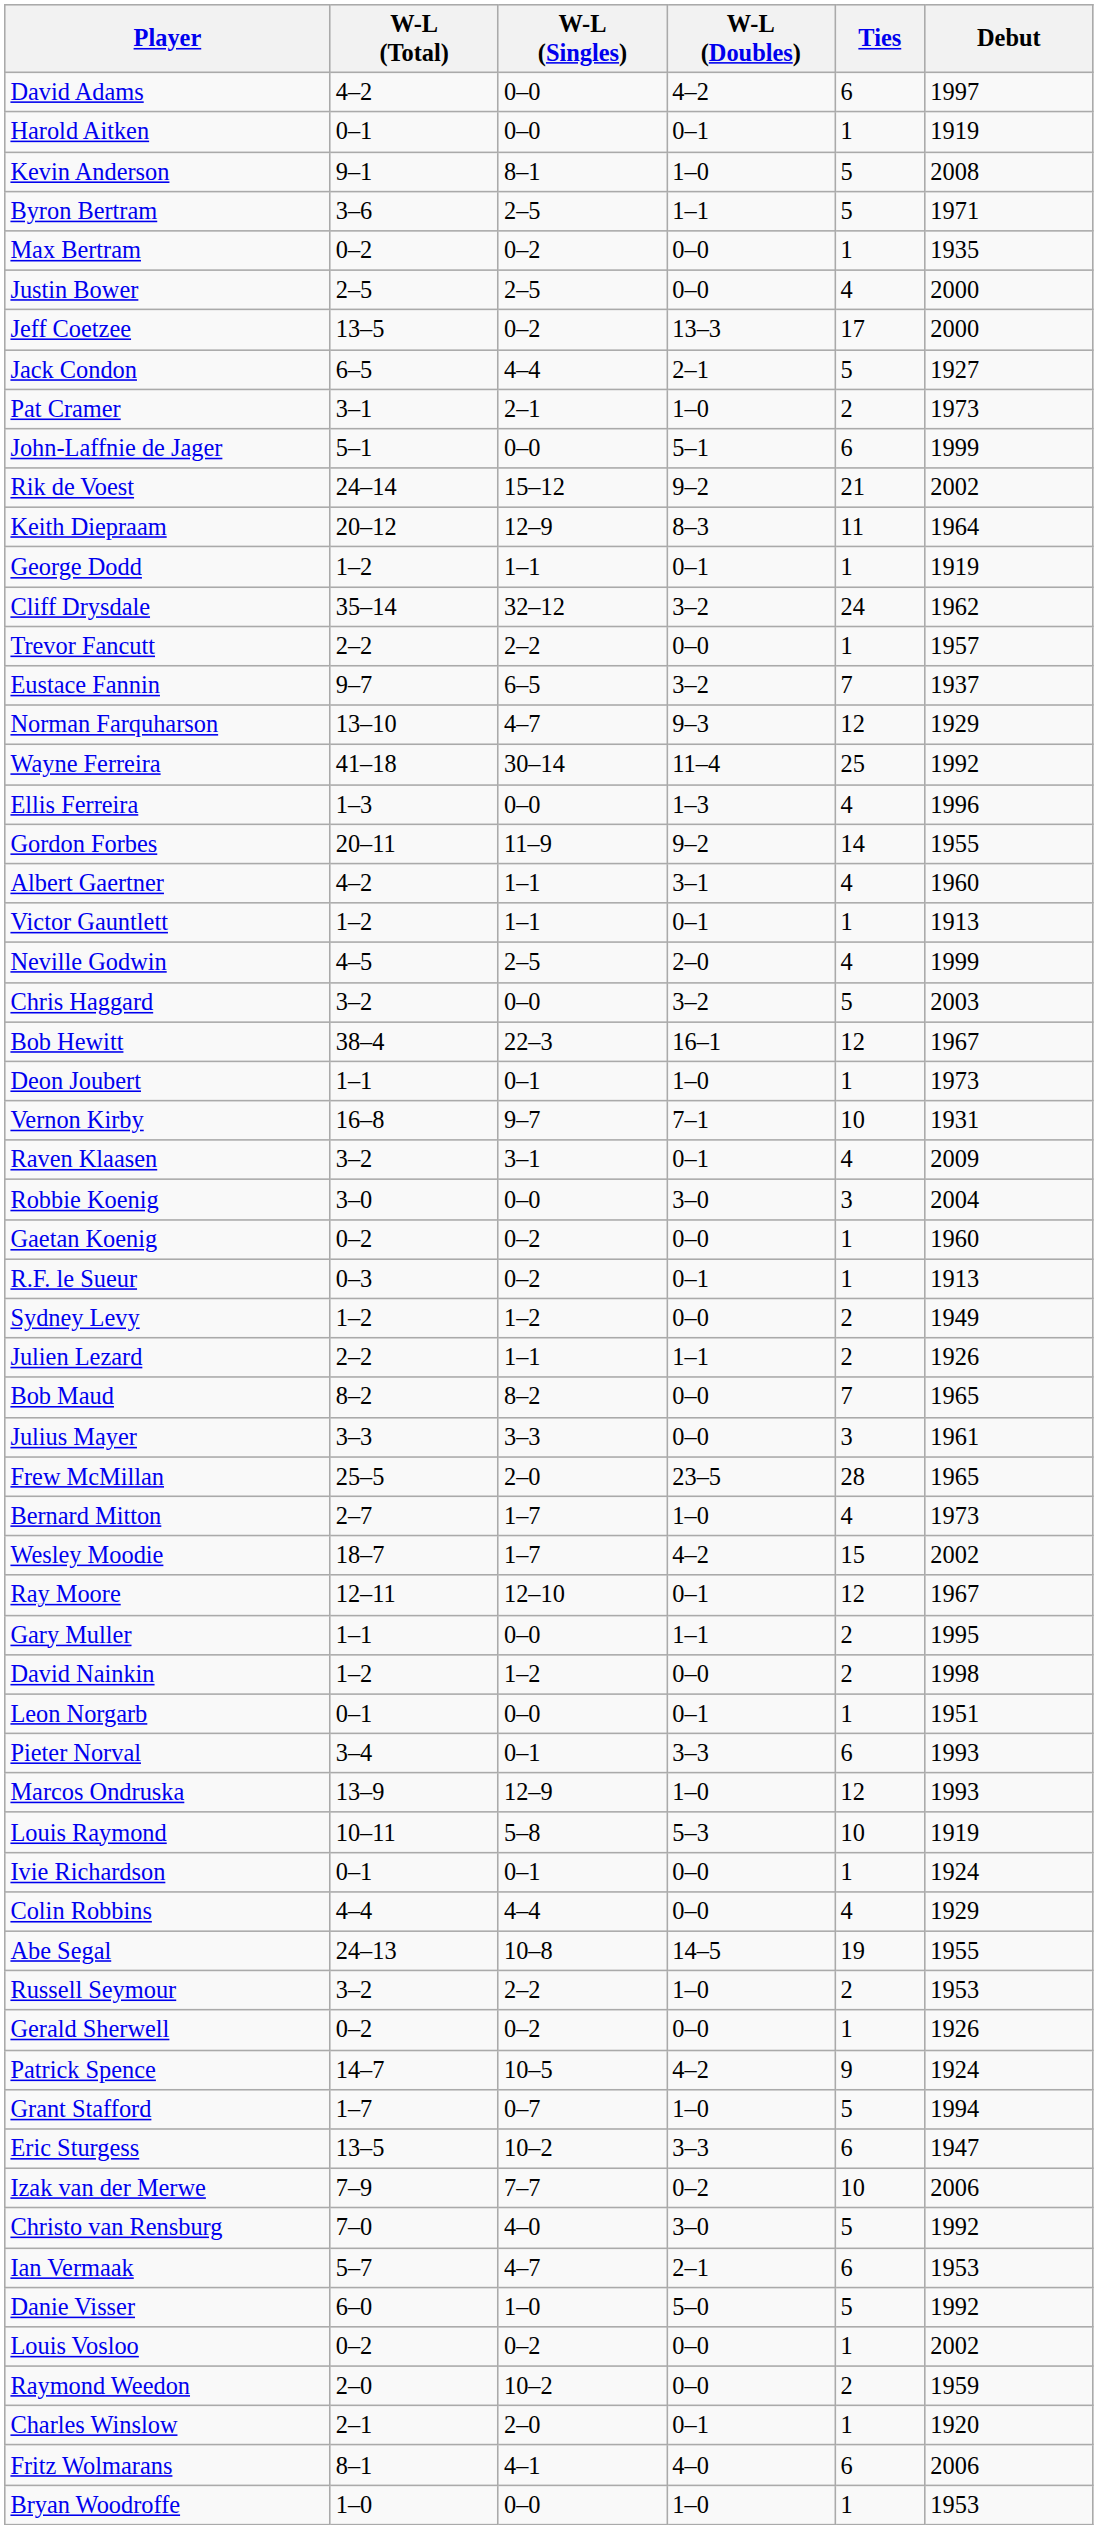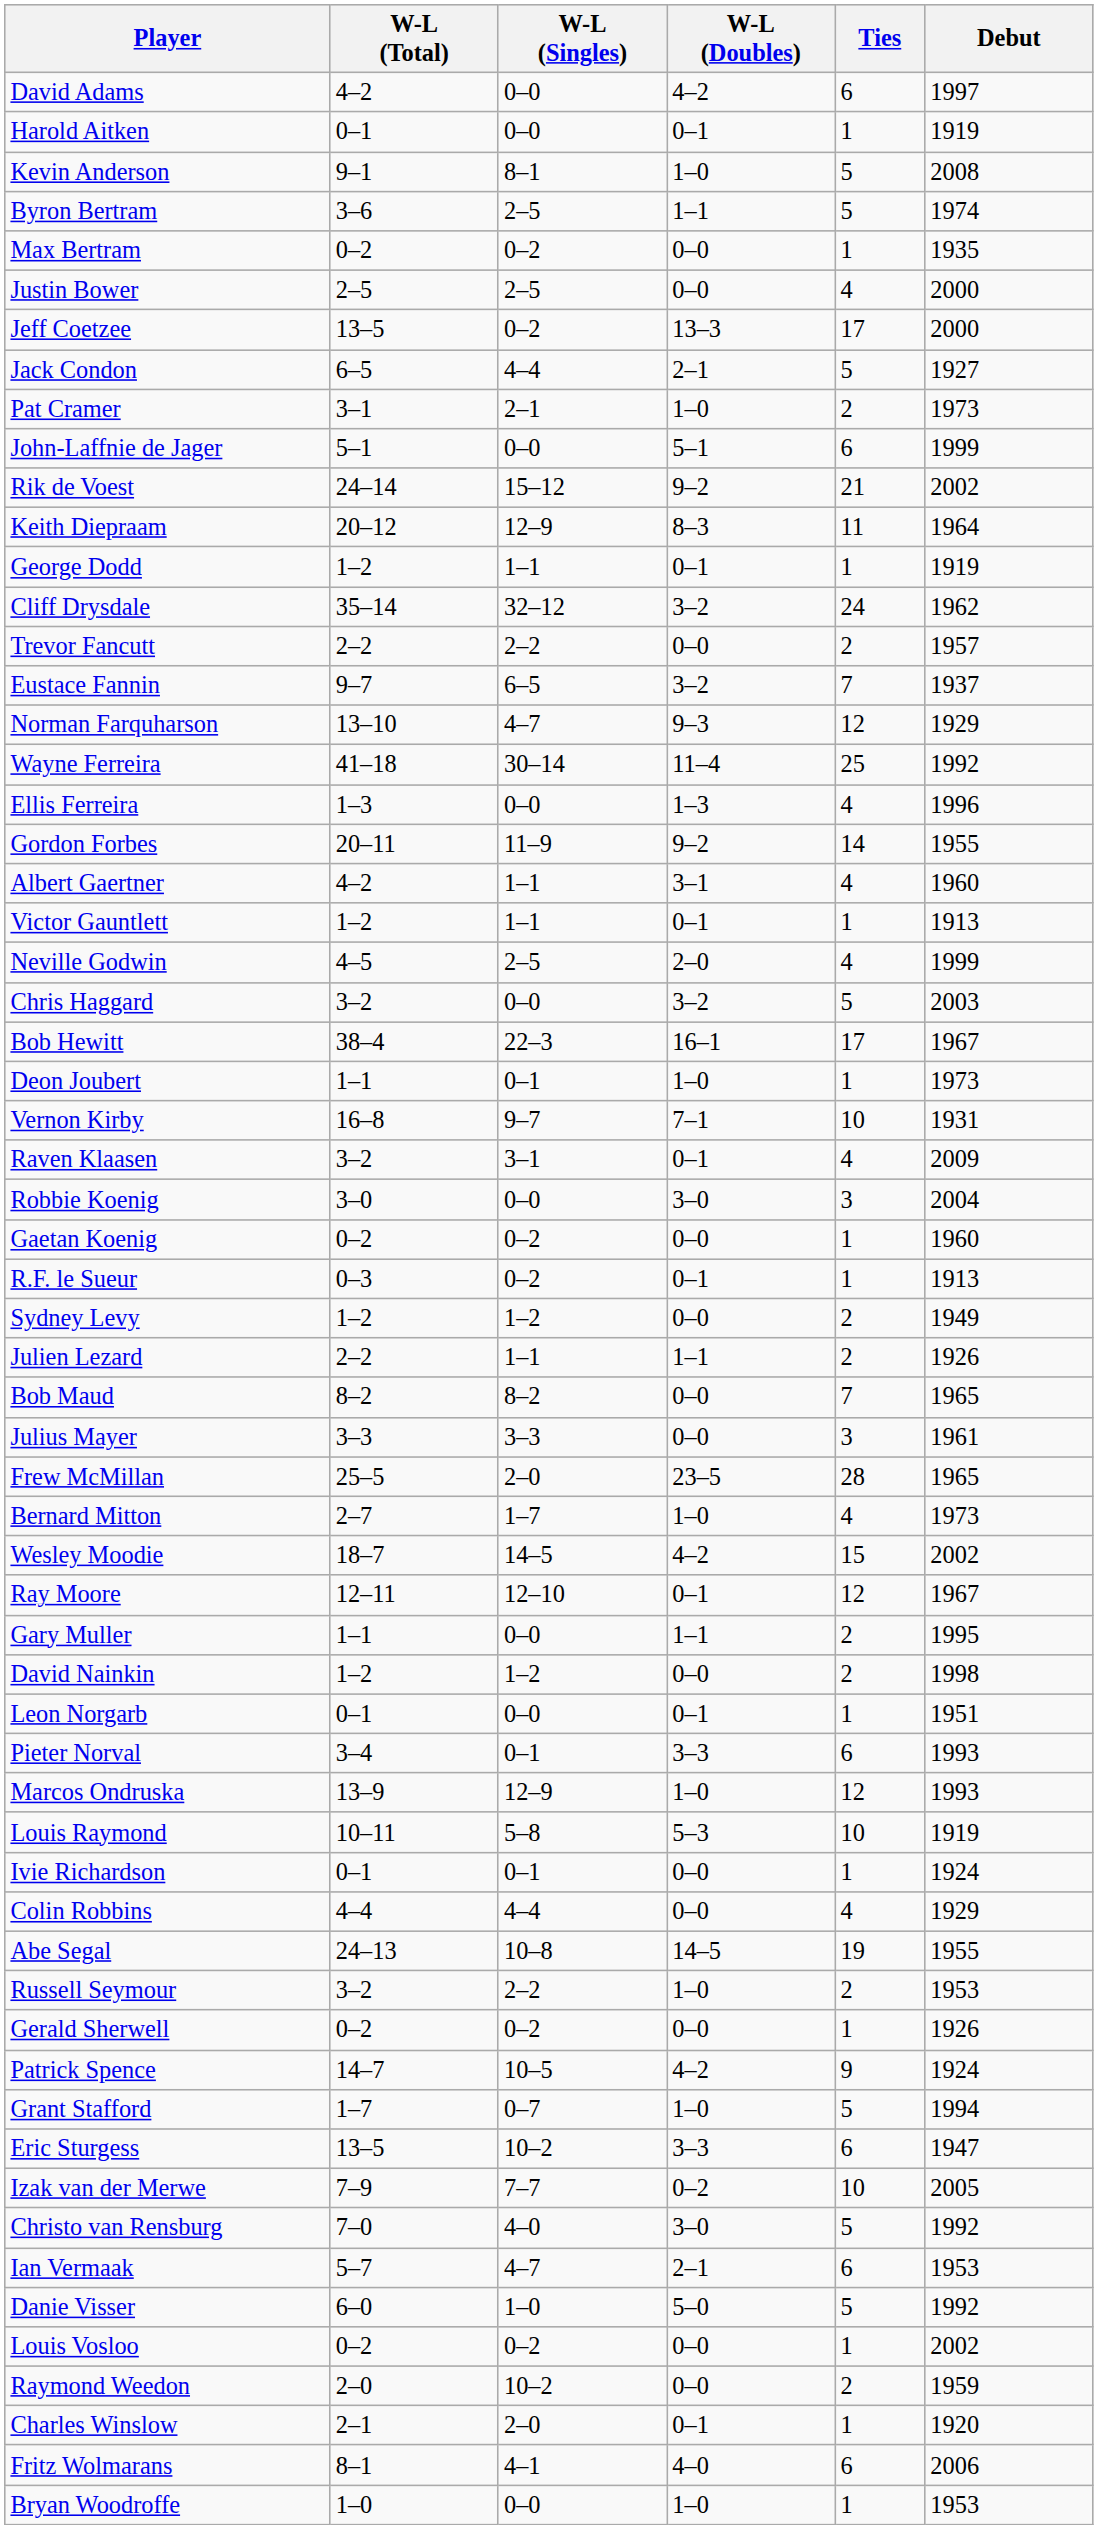(955, 210) 1971 -> (955, 210) 1974
(847, 645) 1 -> (847, 645) 2
(853, 1040) 12 -> (853, 1040) 17
(522, 1554) 1–7 -> (528, 1554) 14–5
(955, 2187) 2006 -> (955, 2187) 2005
